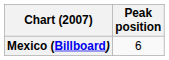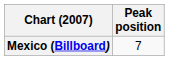(138, 45) 6 -> (138, 45) 7
